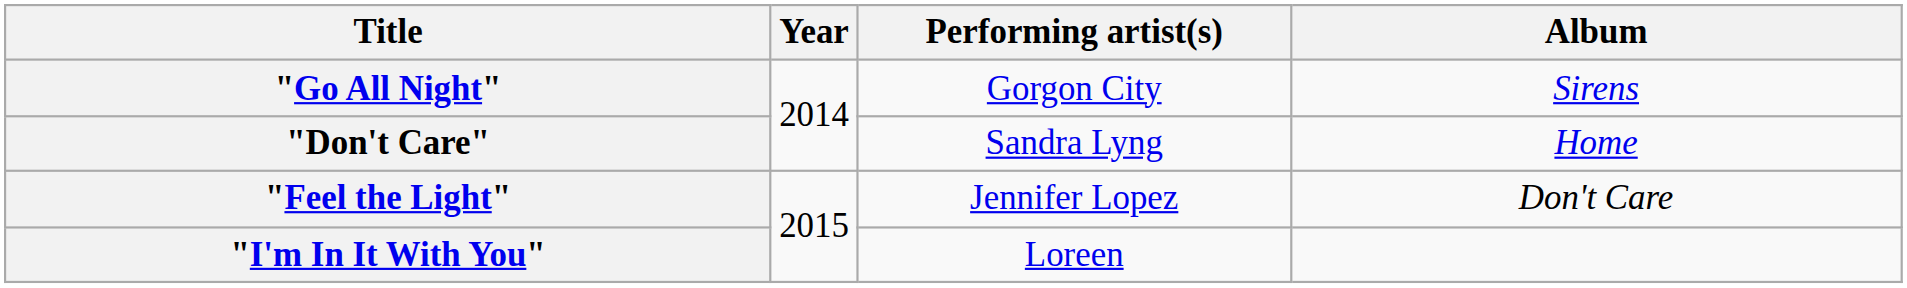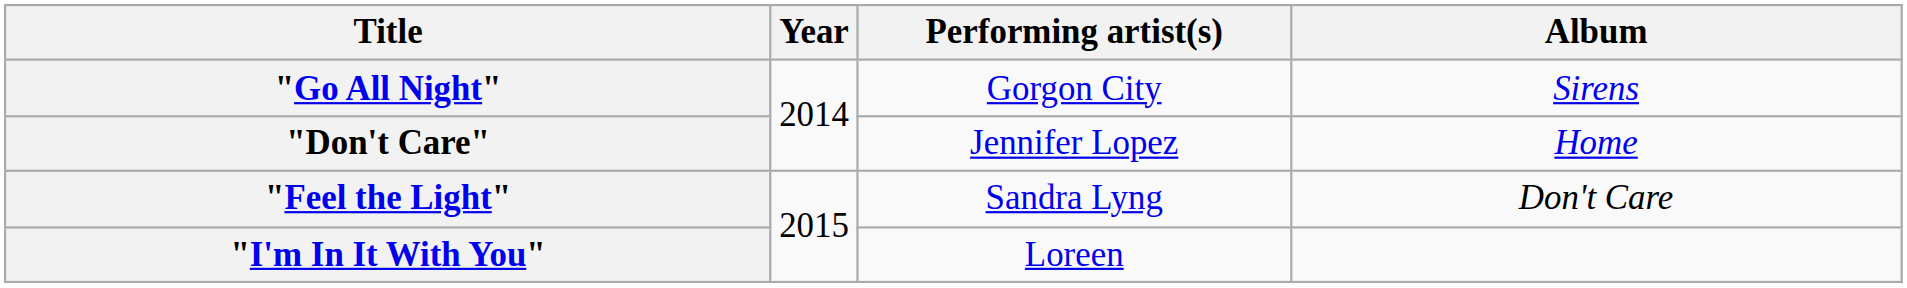(1074, 142) Sandra Lyng -> (1074, 142) Jennifer Lopez
(1074, 198) Jennifer Lopez -> (1074, 198) Sandra Lyng
